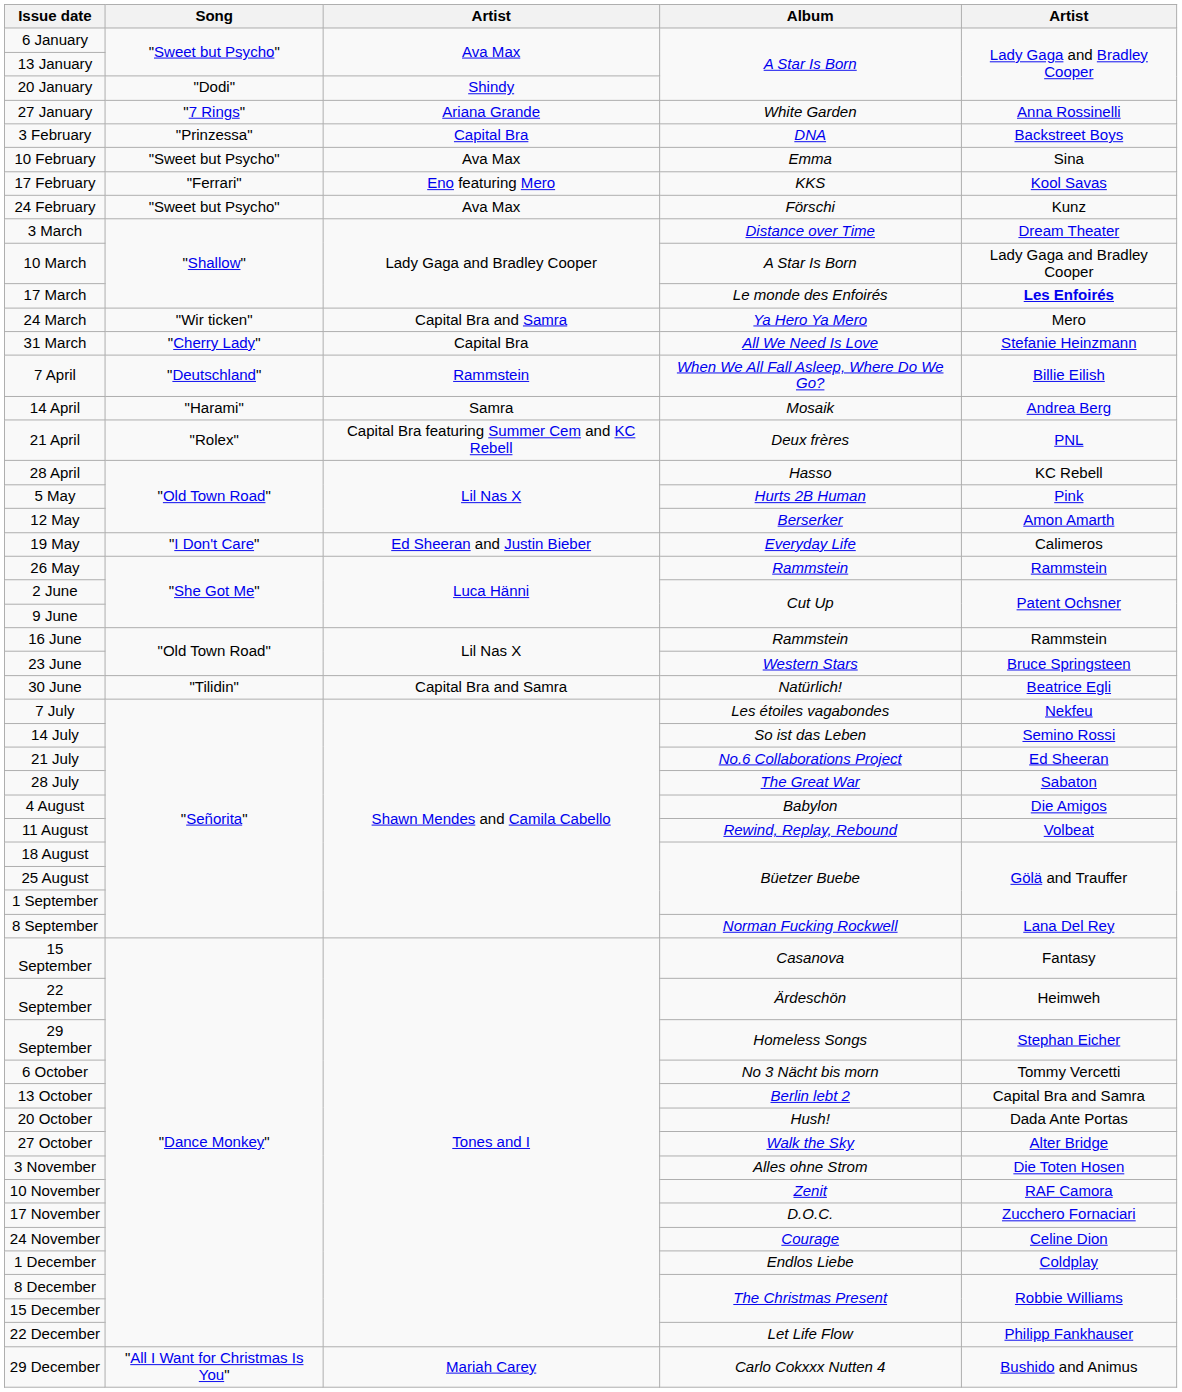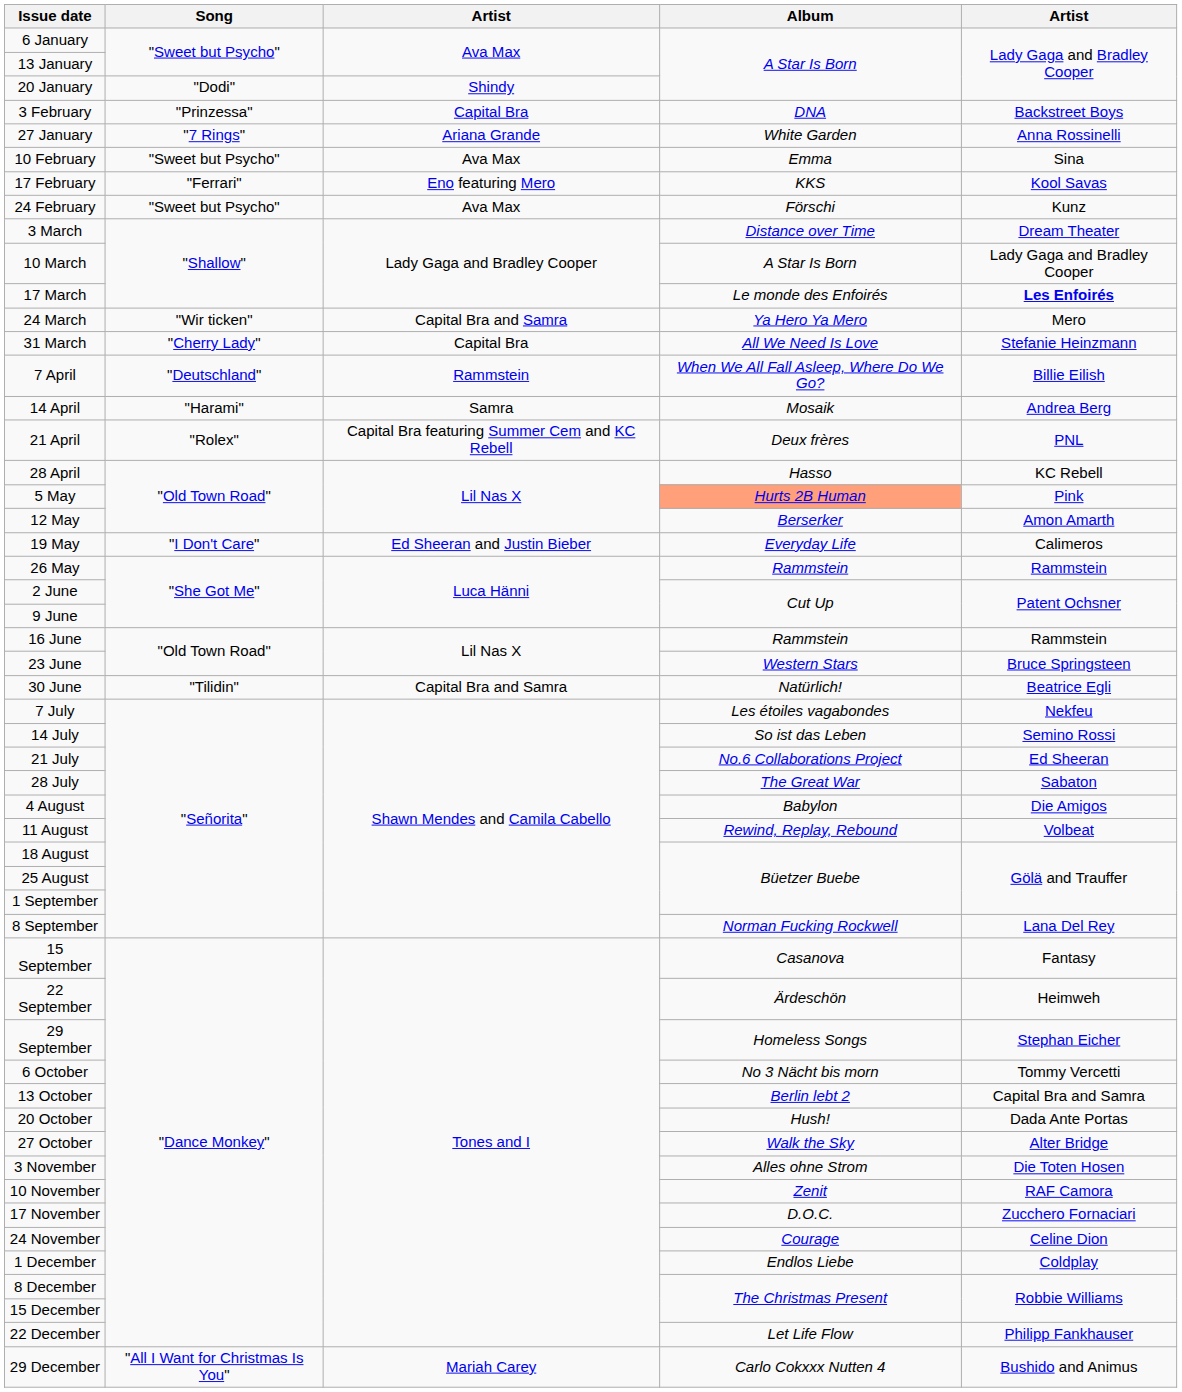rows swapped: (55, 111) <-> (55, 135)
(810, 496) no background -> (810, 496) lightsalmon background
